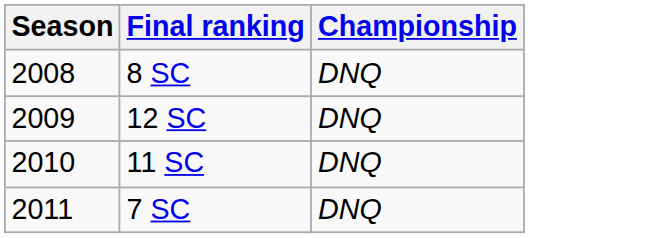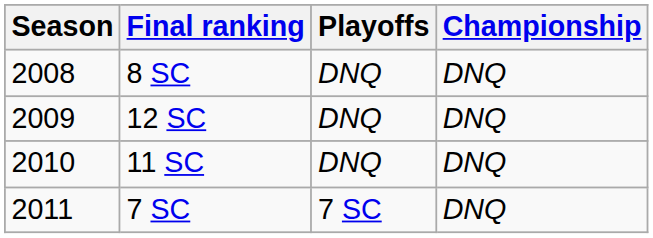+ column: (374, 27)
